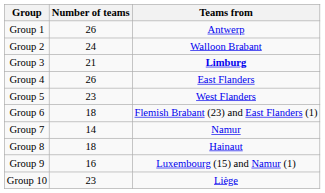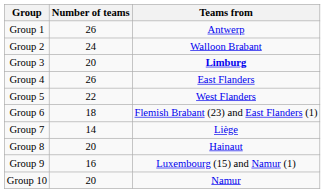(91, 63) 21 -> (91, 63) 20
(91, 96) 23 -> (91, 96) 22
(226, 130) Namur -> (226, 130) Liège
(91, 146) 18 -> (91, 146) 20
(91, 180) 23 -> (91, 180) 20
(226, 180) Liège -> (226, 180) Namur
